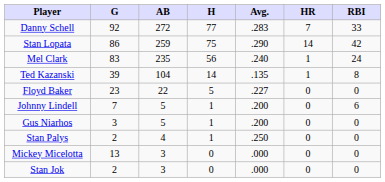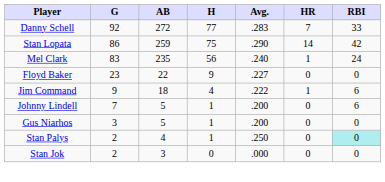- row: (47, 75)
(211, 91) 5 -> (211, 75) 9
+ row: (47, 91)
(356, 138) no background -> (356, 138) paleturquoise background
- row: (47, 153)
